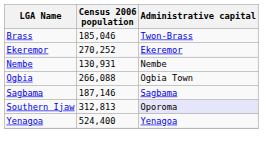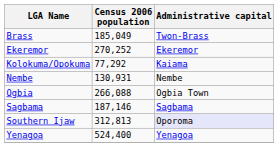(97, 36) 185,046 -> (113, 36) 185,049
+ row: (48, 64)
